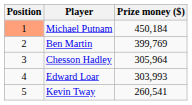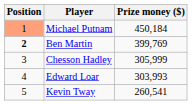(24, 44) normal -> (24, 44) bold
(151, 60) 305,964 -> (151, 60) 305,999
